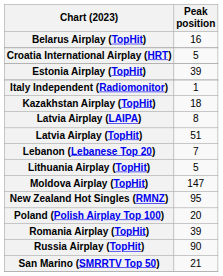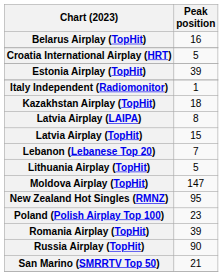(196, 135) 51 -> (196, 135) 15
(196, 215) 20 -> (196, 215) 23
